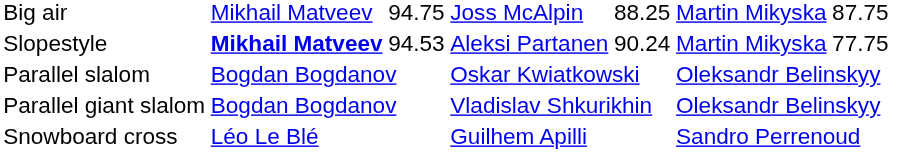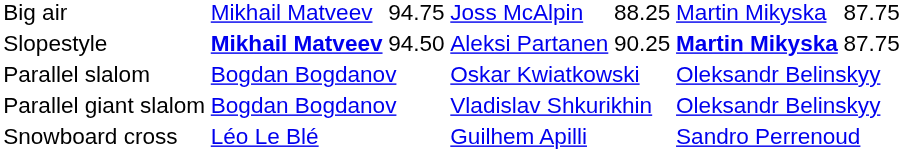(416, 43) 94.53 -> (416, 43) 94.50
(642, 43) 90.24 -> (642, 43) 90.25
(751, 43) normal -> (757, 43) bold
(860, 43) 77.75 -> (872, 43) 87.75
